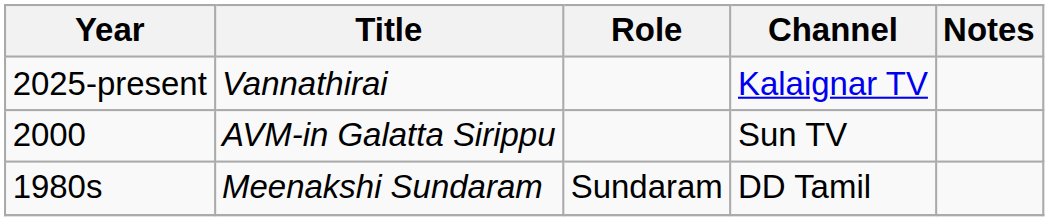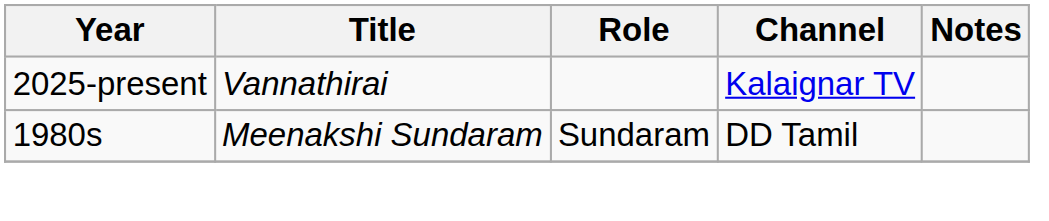- row: (389, 135)
